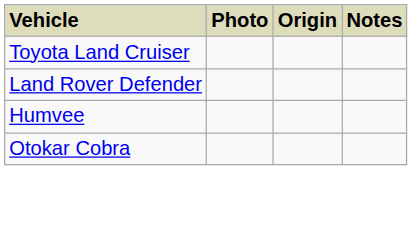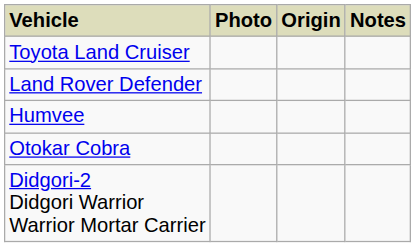+ row: (107, 203)
